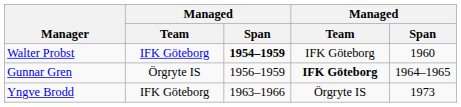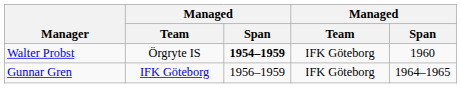(175, 53) IFK Göteborg -> (175, 53) Örgryte IS
(175, 72) Örgryte IS -> (175, 72) IFK Göteborg
(340, 72) bold -> (340, 72) normal
- row: (41, 92)
